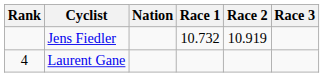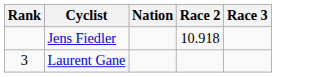- column: (200, 15)
(247, 38) 10.919 -> (200, 38) 10.918
(24, 60) 4 -> (24, 60) 3
